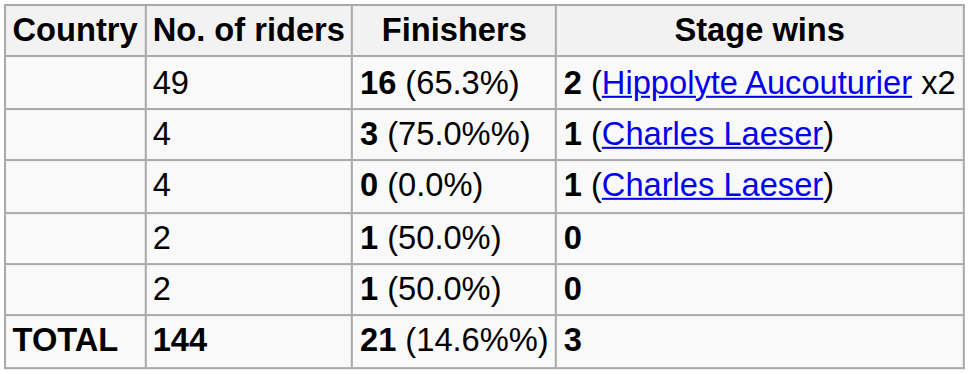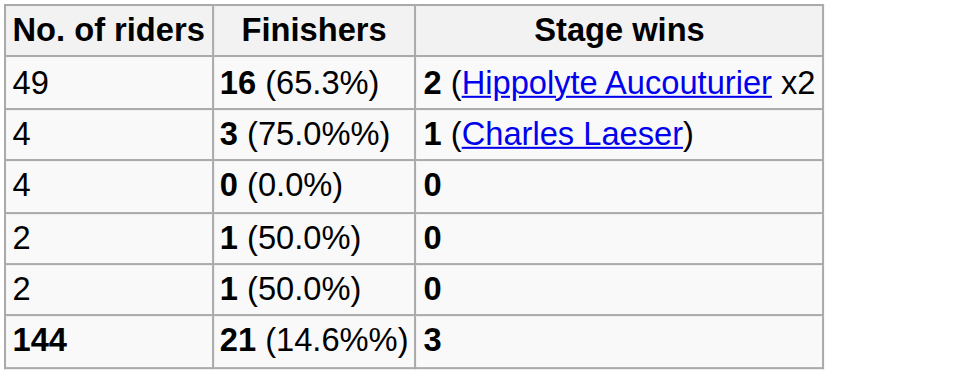- column: (75, 30)
(699, 185) 1 (Charles Laeser) -> (433, 185) 0
